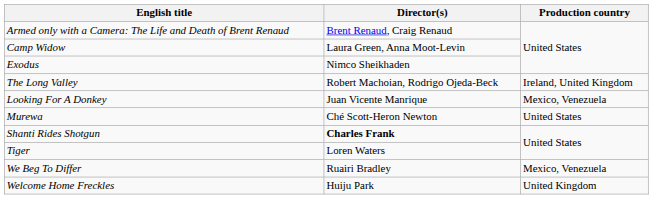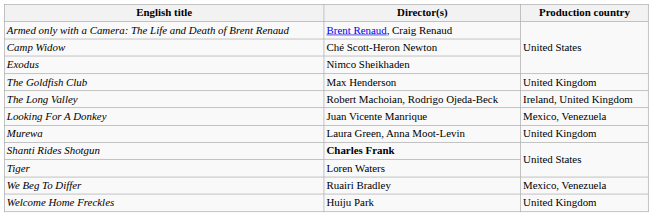(396, 47) Laura Green, Anna Moot-Levin -> (382, 47) Ché Scott-Heron Newton
+ row: (47, 82)
(382, 116) Ché Scott-Heron Newton -> (396, 133) Laura Green, Anna Moot-Levin
(552, 116) United States -> (560, 133) United Kingdom
